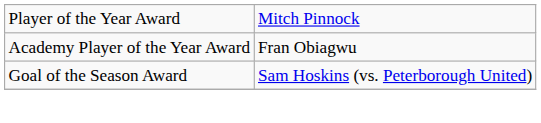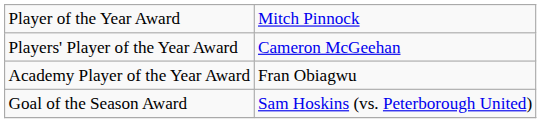+ row: (123, 47)
